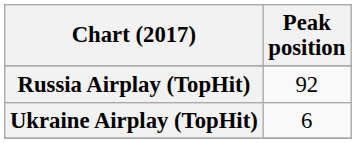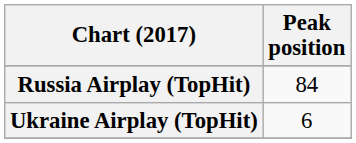(307, 84) 92 -> (307, 84) 84
